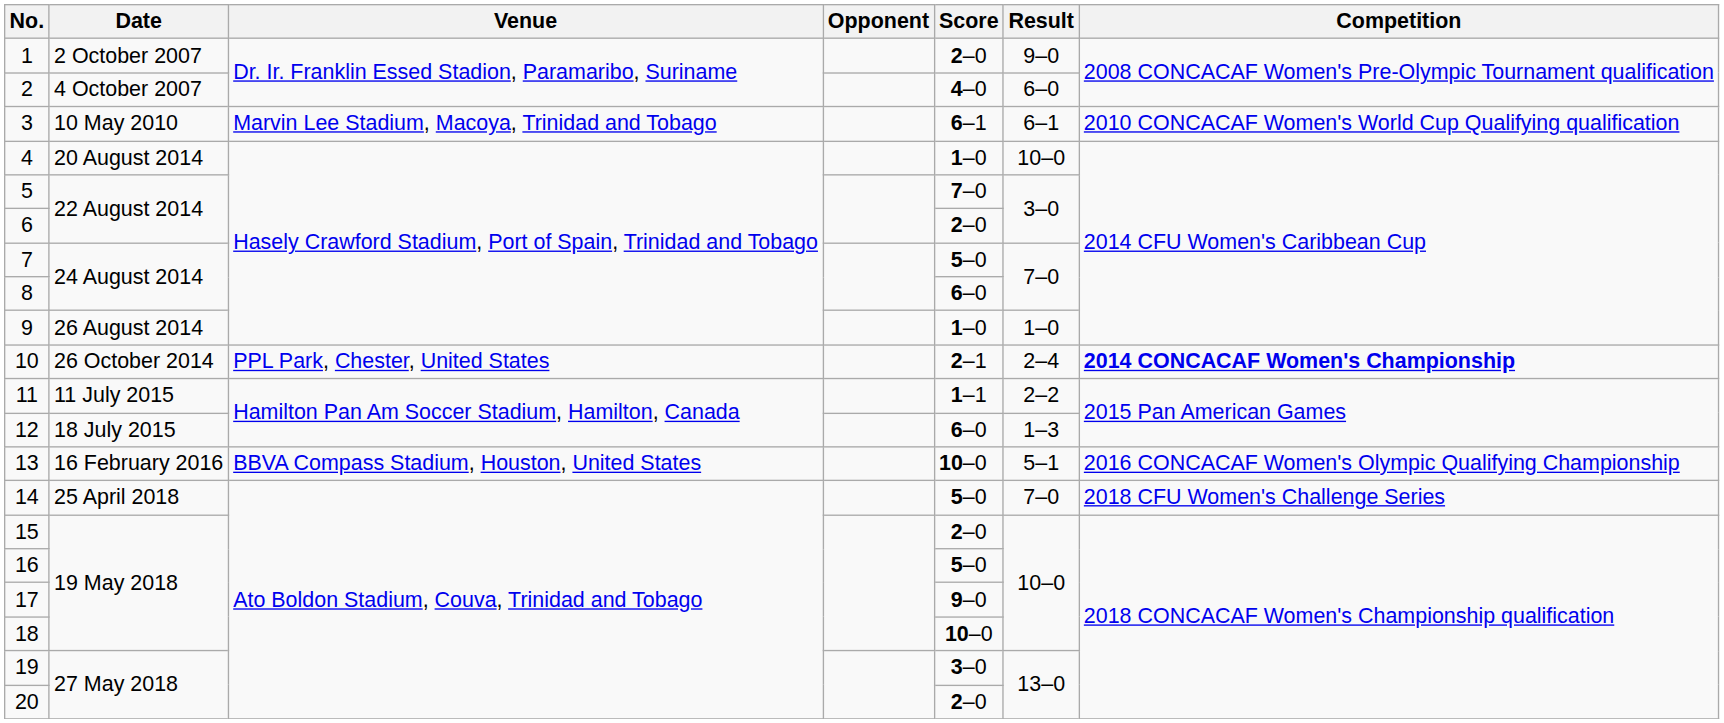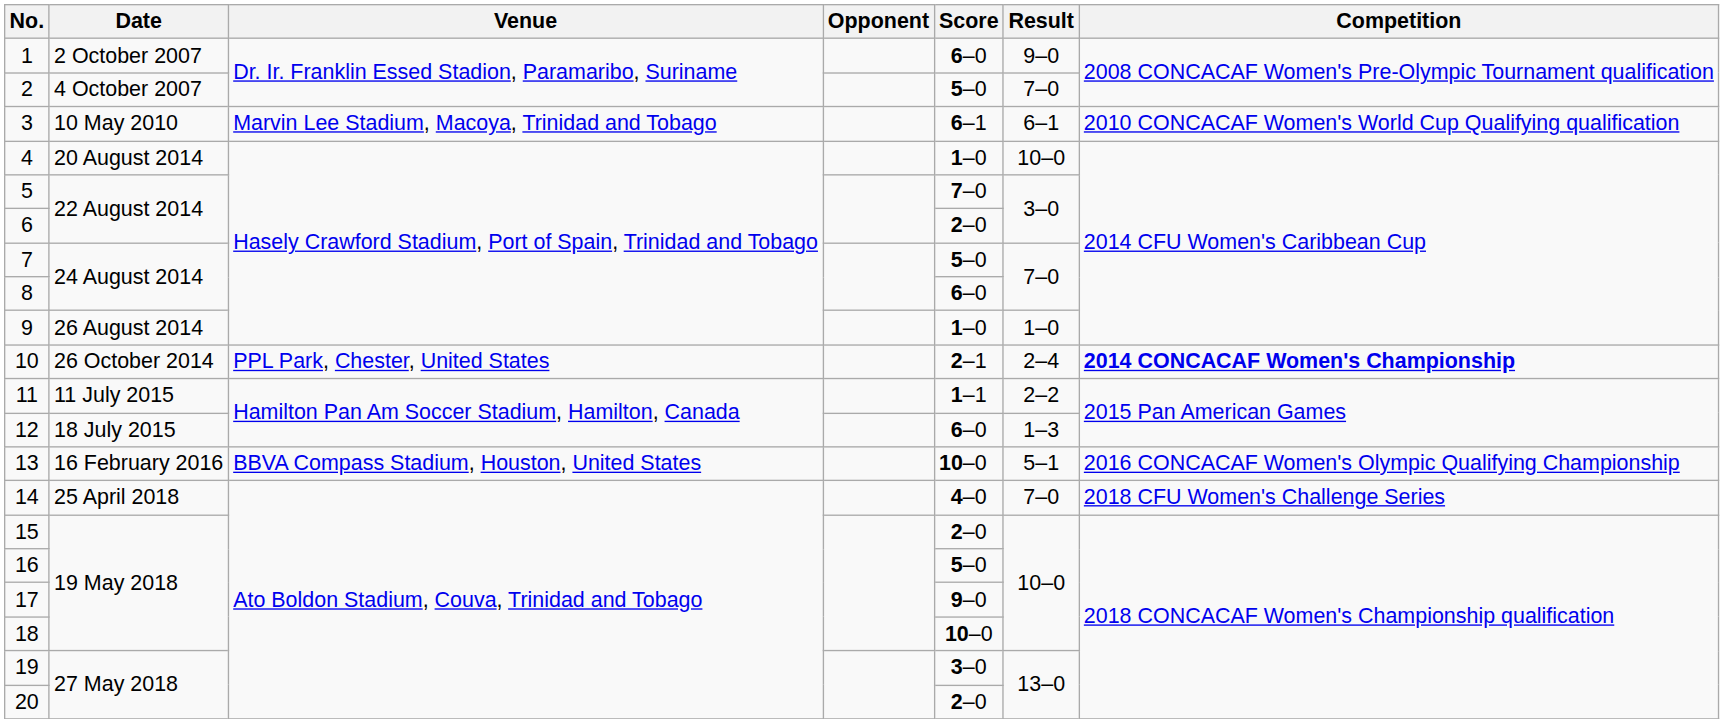(969, 55) 2–0 -> (969, 55) 6–0
(969, 89) 4–0 -> (969, 89) 5–0
(1041, 89) 6–0 -> (1041, 89) 7–0
(969, 497) 5–0 -> (969, 497) 4–0
